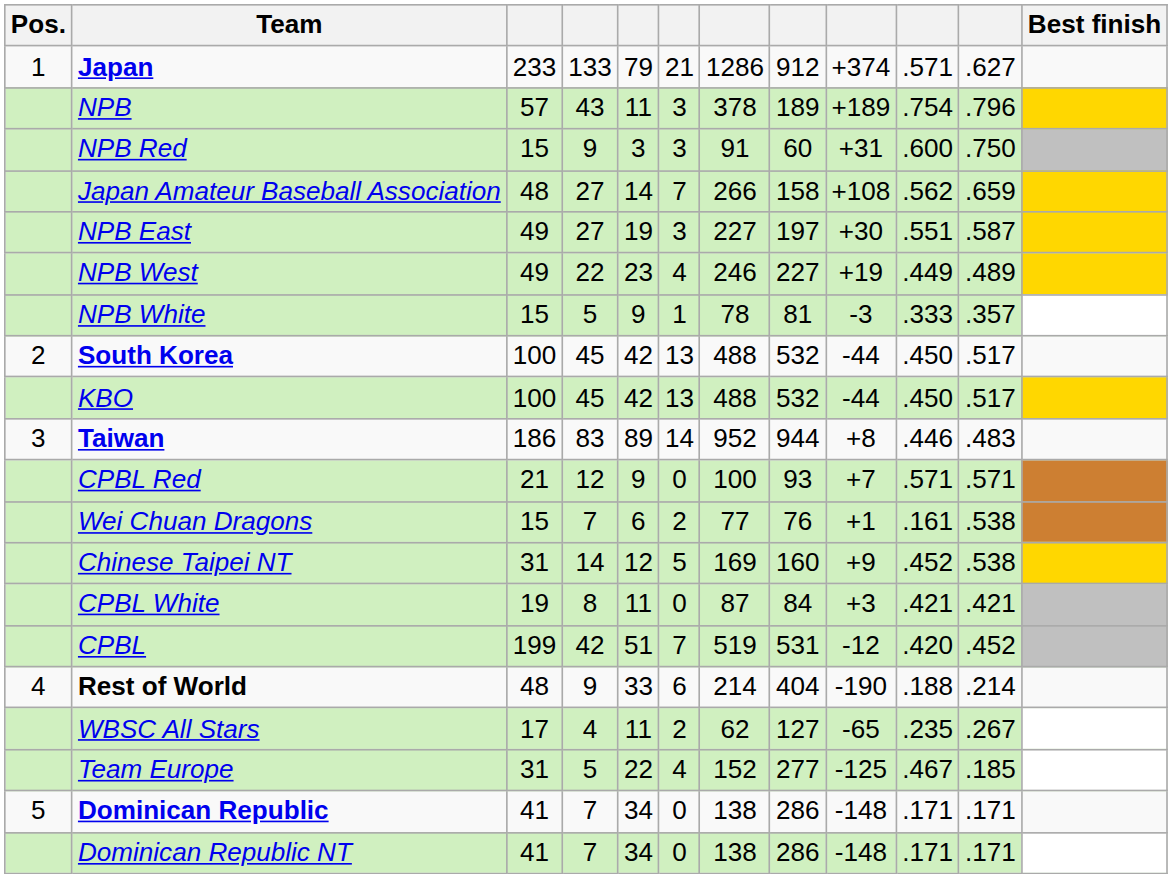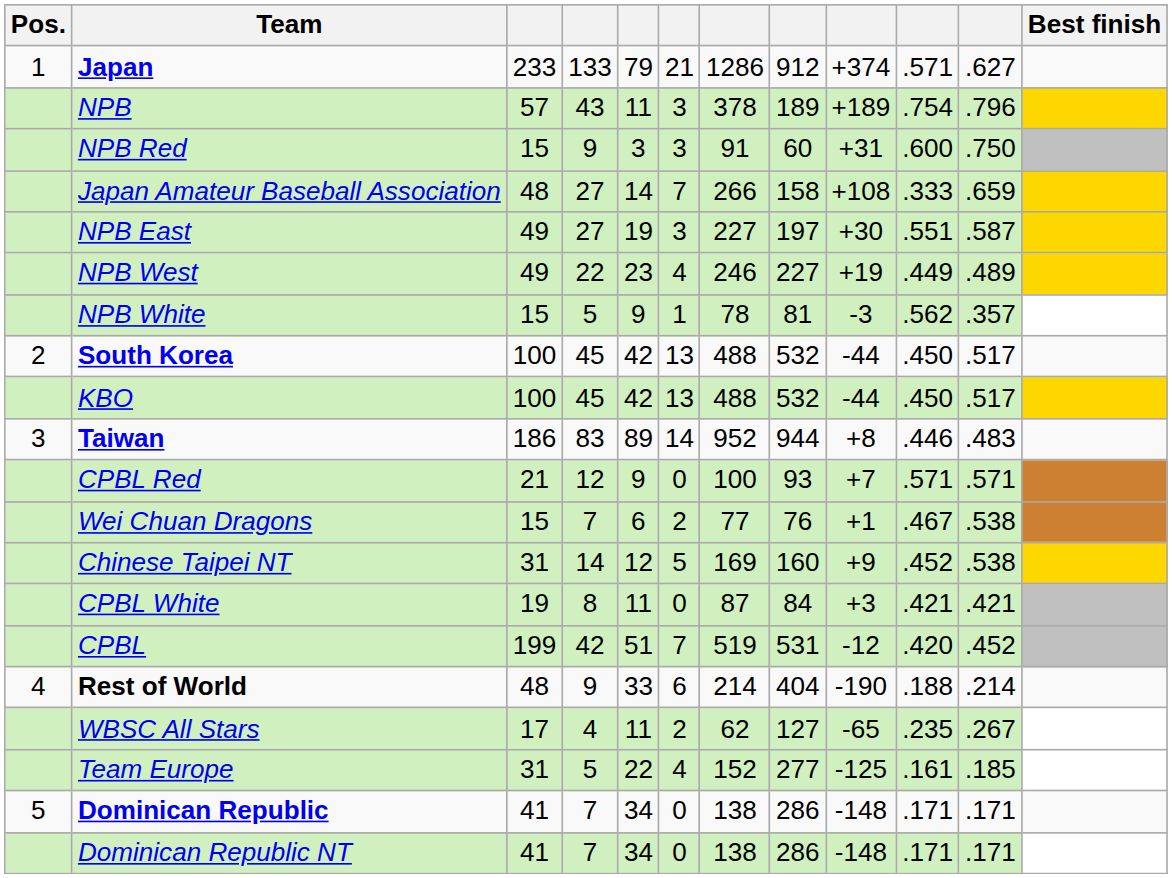(928, 190) .562 -> (928, 190) .333
(928, 314) .333 -> (928, 314) .562
(928, 521) .161 -> (928, 521) .467
(928, 769) .467 -> (928, 769) .161
